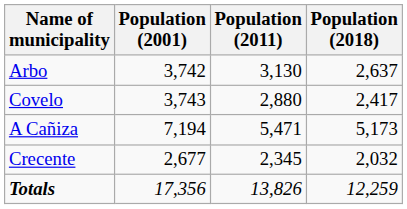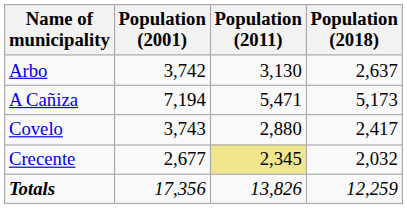rows swapped: (43, 129) <-> (36, 99)
(281, 159) no background -> (281, 159) khaki background
